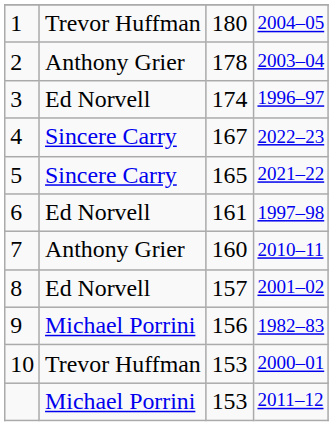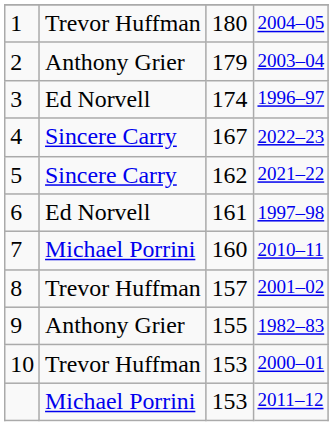(230, 61) 178 -> (230, 61) 179
(230, 174) 165 -> (230, 174) 162
(115, 250) Anthony Grier -> (120, 250) Michael Porrini
(98, 288) Ed Norvell -> (123, 288) Trevor Huffman
(120, 325) Michael Porrini -> (115, 325) Anthony Grier
(230, 325) 156 -> (230, 325) 155
